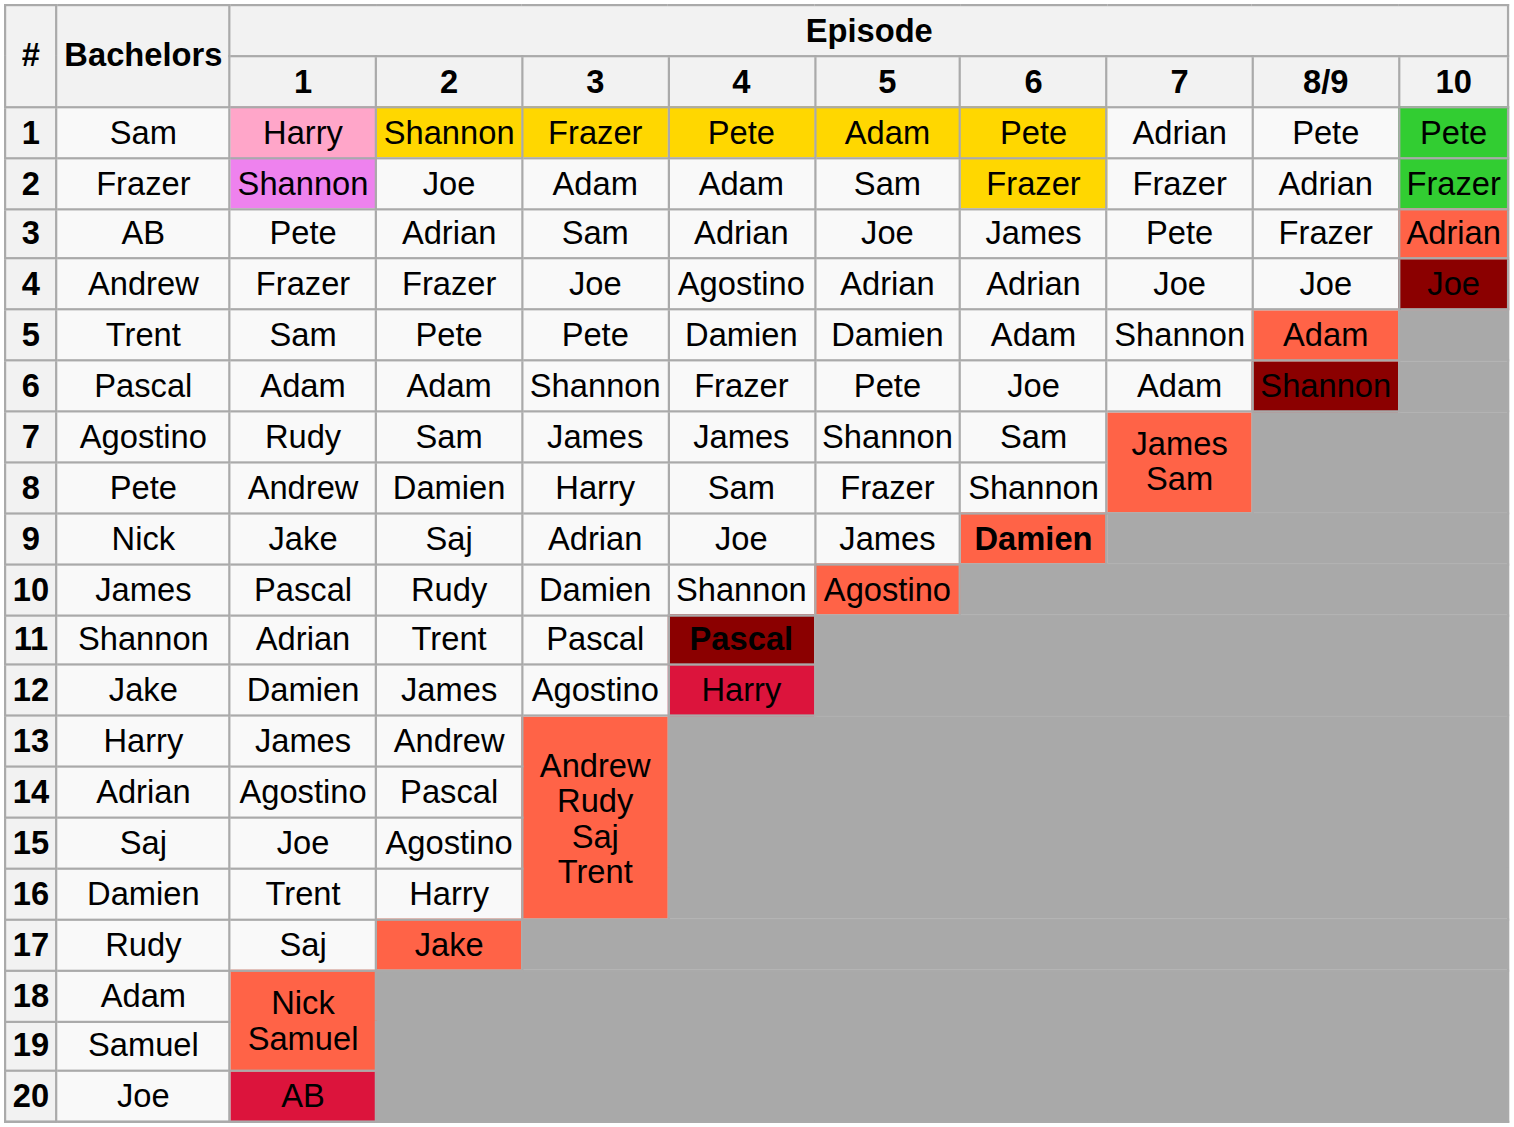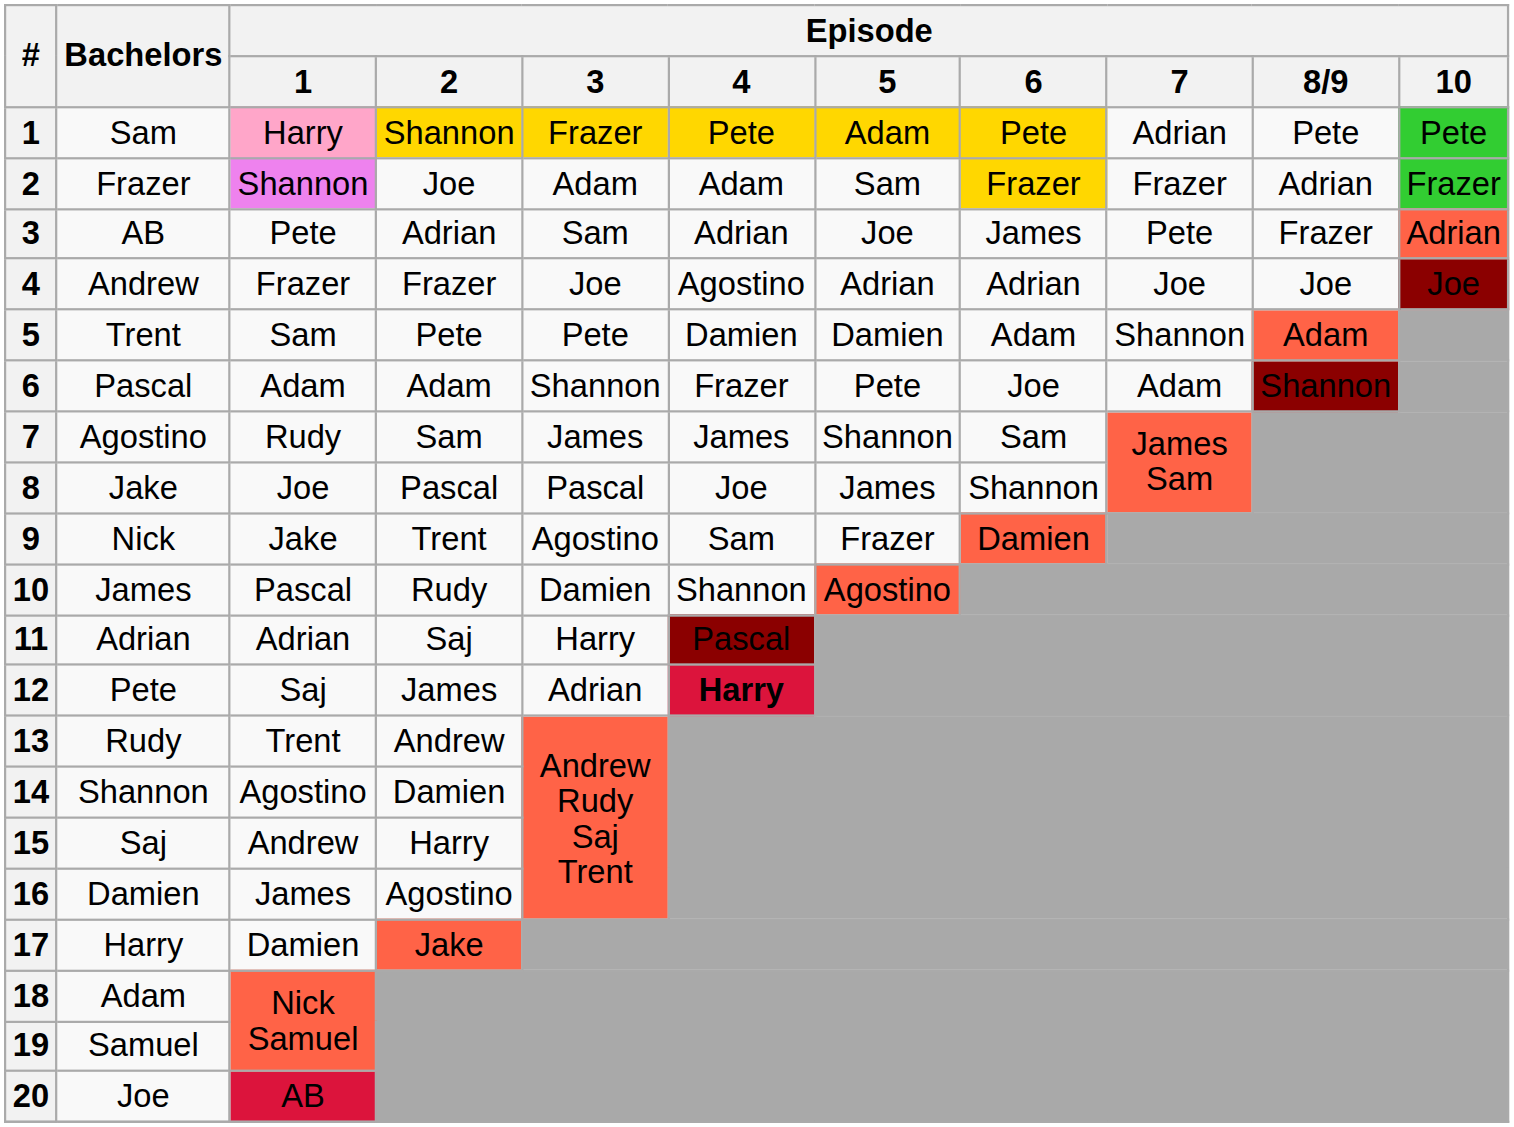(143, 487) Pete -> (143, 487) Jake
(303, 487) Andrew -> (303, 487) Joe
(449, 487) Damien -> (449, 487) Pascal
(595, 487) Harry -> (595, 487) Pascal
(741, 487) Sam -> (741, 487) Joe
(887, 487) Frazer -> (887, 487) James
(449, 538) Saj -> (449, 538) Trent
(595, 538) Adrian -> (595, 538) Agostino
(741, 538) Joe -> (741, 538) Sam
(887, 538) James -> (887, 538) Frazer
(1034, 538) bold -> (1034, 538) normal
(143, 640) Shannon -> (143, 640) Adrian
(449, 640) Trent -> (449, 640) Saj
(595, 640) Pascal -> (595, 640) Harry
(741, 640) bold -> (741, 640) normal
(143, 690) Jake -> (143, 690) Pete
(303, 690) Damien -> (303, 690) Saj
(595, 690) Agostino -> (595, 690) Adrian
(741, 690) normal -> (741, 690) bold
(143, 741) Harry -> (143, 741) Rudy
(303, 741) James -> (303, 741) Trent
(143, 792) Adrian -> (143, 792) Shannon
(449, 792) Pascal -> (449, 792) Damien
(303, 843) Joe -> (303, 843) Andrew
(449, 843) Agostino -> (449, 843) Harry
(303, 894) Trent -> (303, 894) James
(449, 894) Harry -> (449, 894) Agostino
(143, 944) Rudy -> (143, 944) Harry
(303, 944) Saj -> (303, 944) Damien
